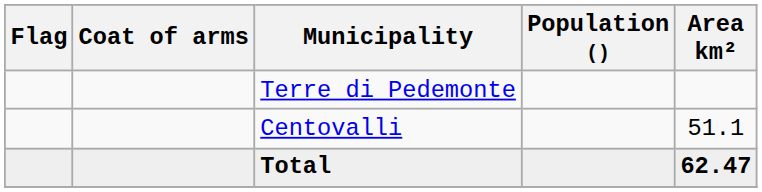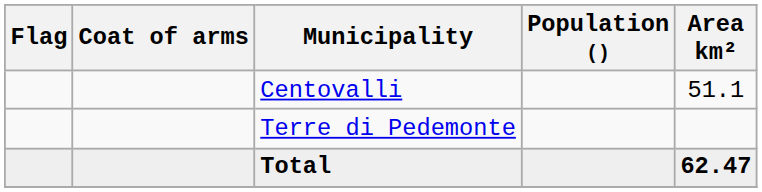rows swapped: (331, 129) <-> (388, 90)
